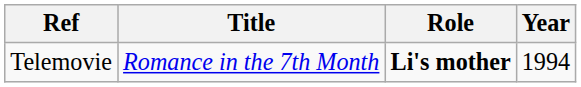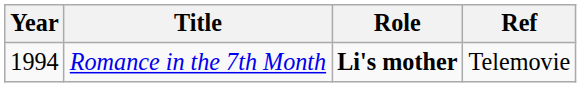columns swapped: (546, 23) <-> (61, 23)
